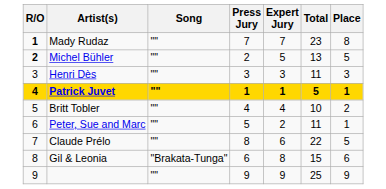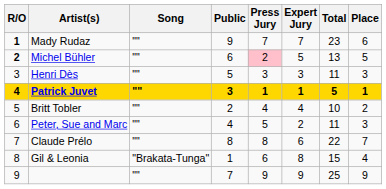+ column: (230, 18)
(347, 41) 8 -> (365, 41) 6
(247, 58) no background -> (265, 58) pink background
(347, 125) 1 -> (365, 125) 3
(347, 141) 5 -> (365, 141) 7
(347, 158) 6 -> (365, 158) 4
